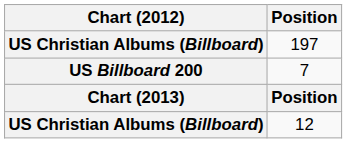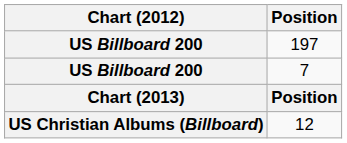(136, 44) US Christian Albums (Billboard) -> (136, 44) US Billboard 200
